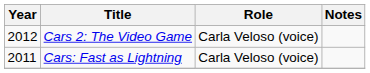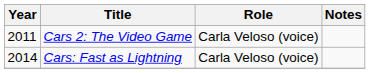(22, 36) 2012 -> (22, 36) 2011
(22, 57) 2011 -> (22, 57) 2014
